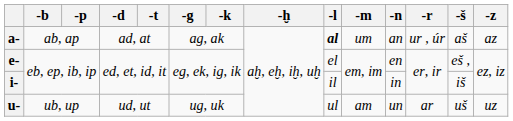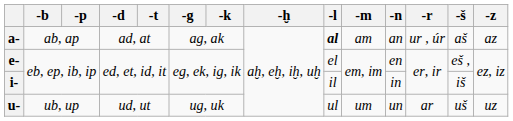(363, 37) um -> (363, 37) am
(363, 104) am -> (363, 104) um
